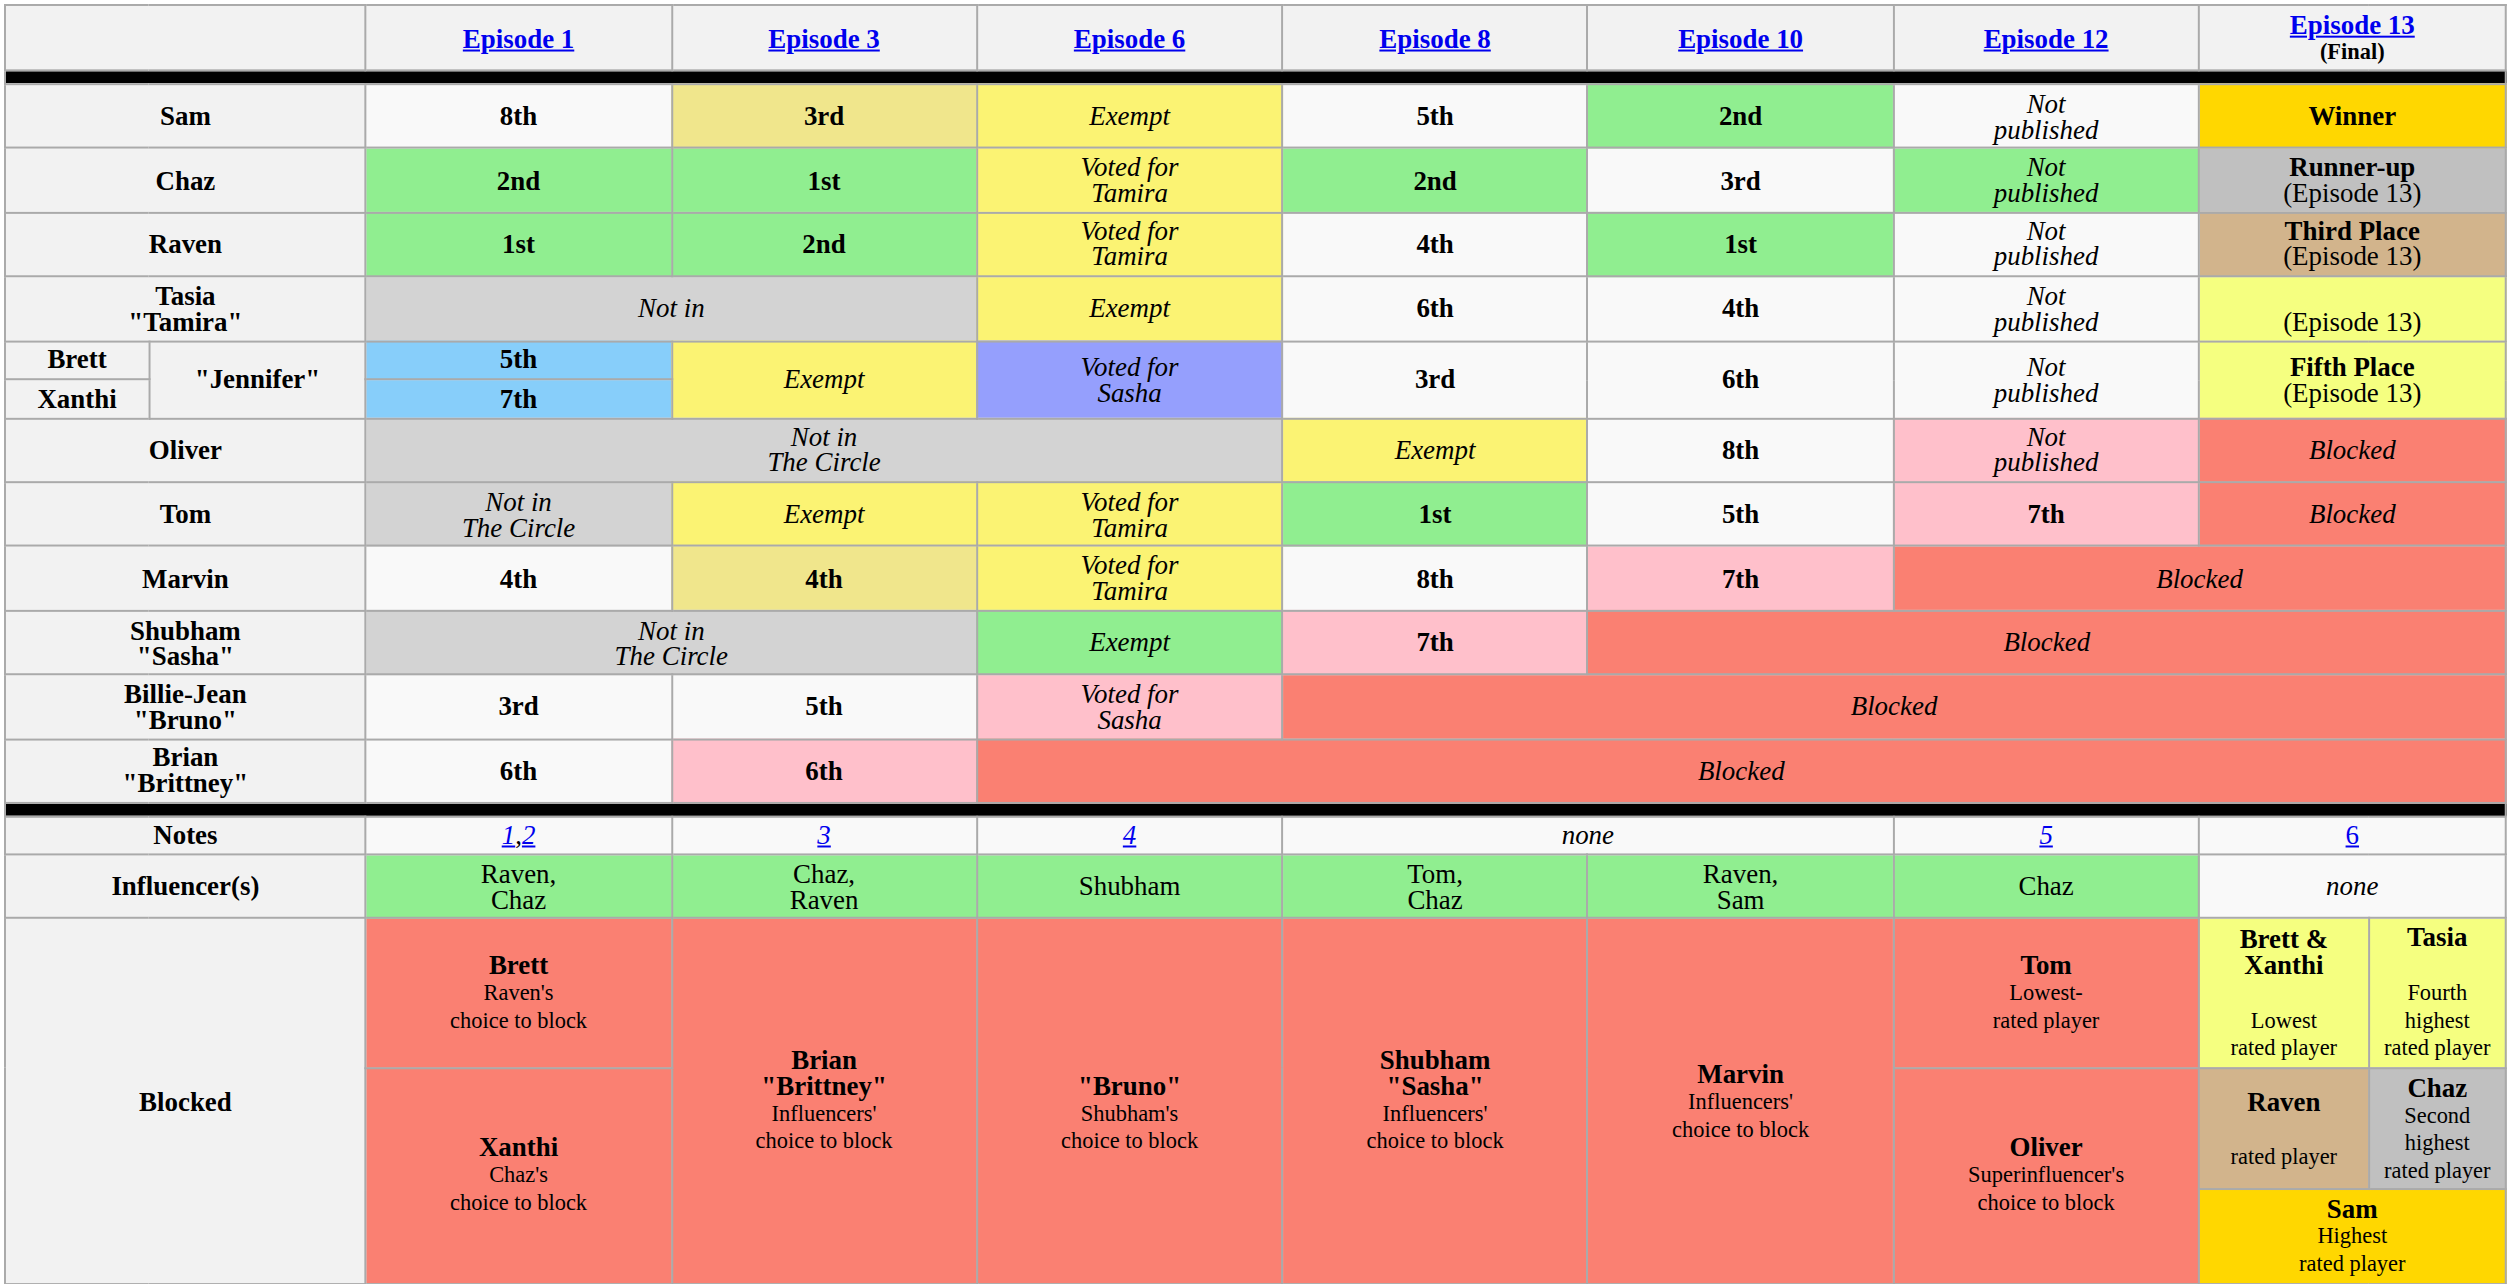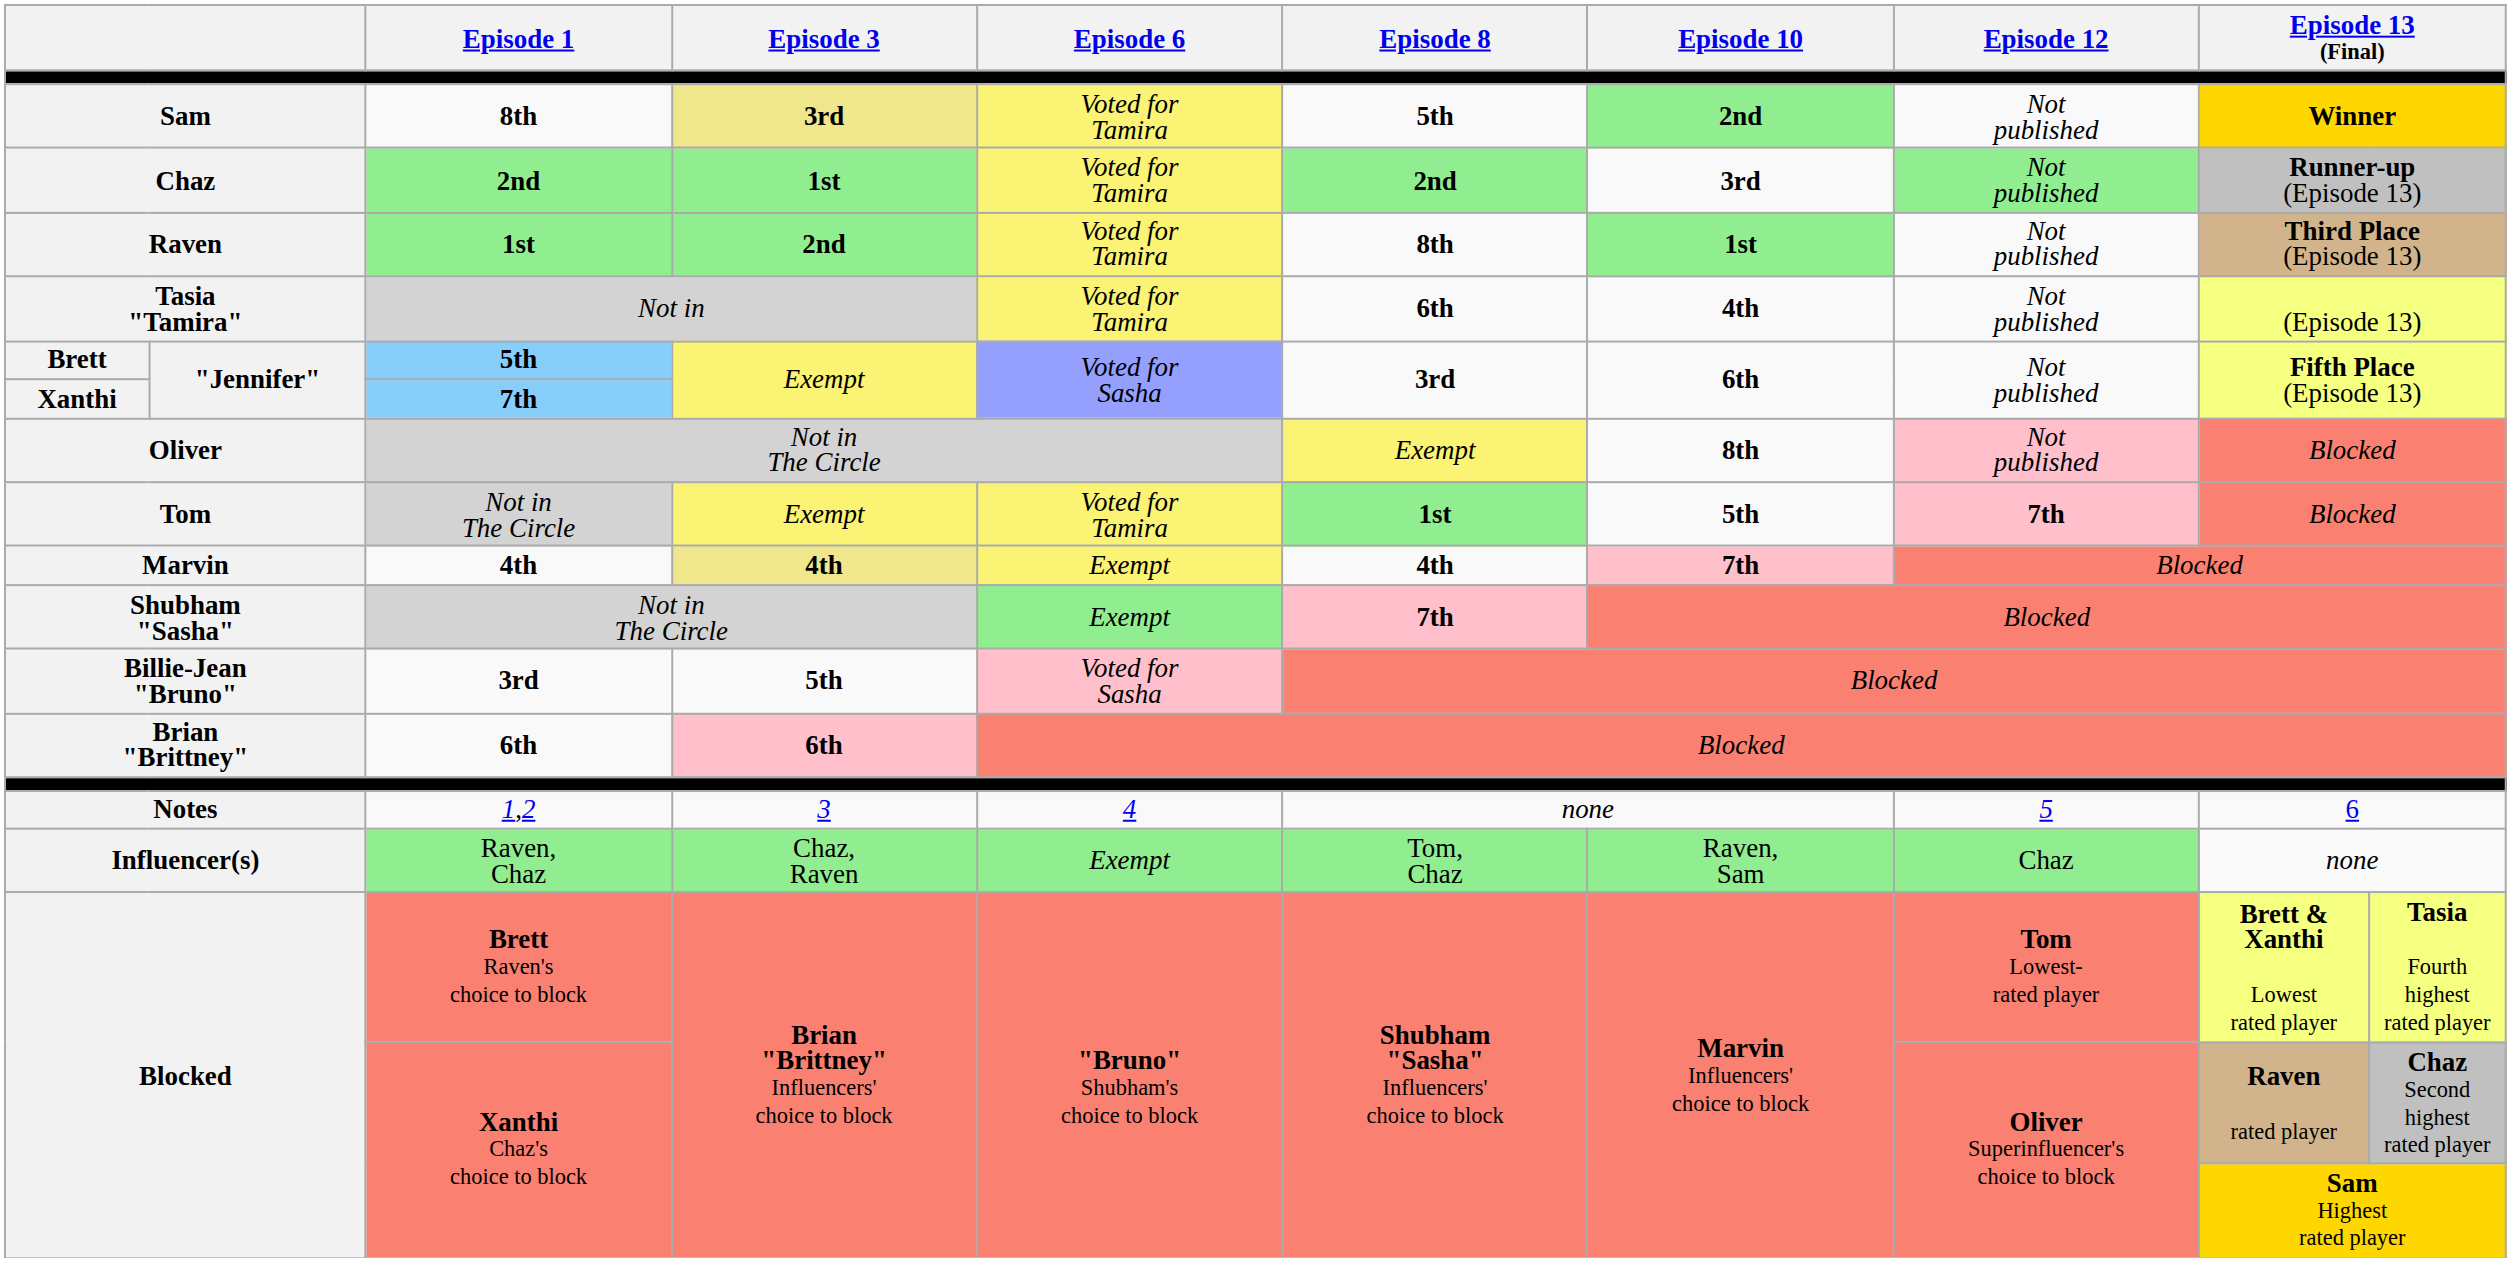(1130, 116) Exempt -> (1130, 116) Voted for Tamira
(1435, 244) 4th -> (1435, 244) 8th
(1130, 308) Exempt -> (1130, 308) Voted for Tamira
(1130, 578) Voted for Tamira -> (1130, 565) Exempt
(1435, 578) 8th -> (1435, 565) 4th
(1130, 886) Shubham -> (1130, 860) Exempt
